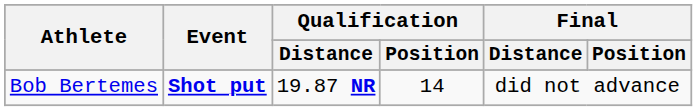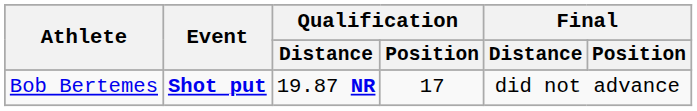(432, 87) 14 -> (432, 87) 17
